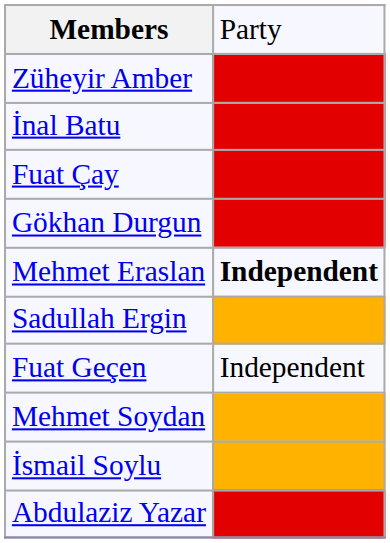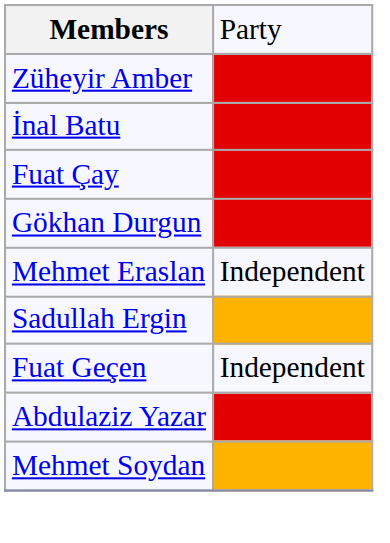(299, 271) bold -> (292, 271) normal
rows swapped: (109, 416) <-> (109, 513)
- row: (87, 465)
